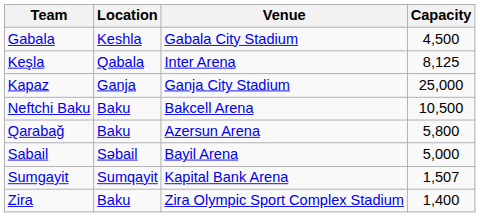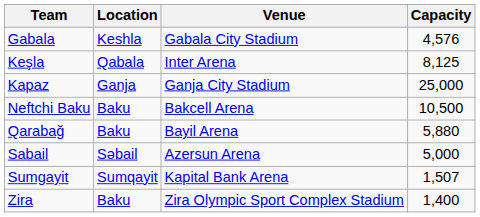(441, 39) 4,500 -> (441, 39) 4,576
(212, 131) Azersun Arena -> (201, 131) Bayil Arena
(441, 131) 5,800 -> (441, 131) 5,880
(201, 154) Bayil Arena -> (212, 154) Azersun Arena
